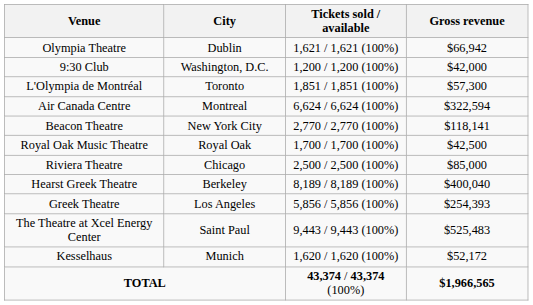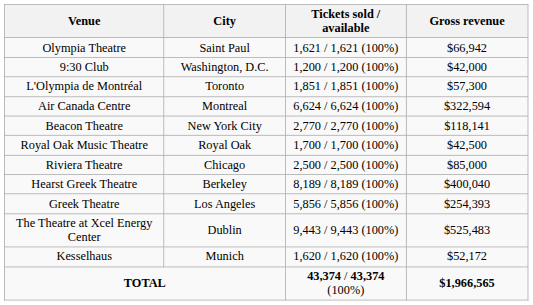(225, 47) Dublin -> (225, 47) Saint Paul
(225, 230) Saint Paul -> (225, 230) Dublin
